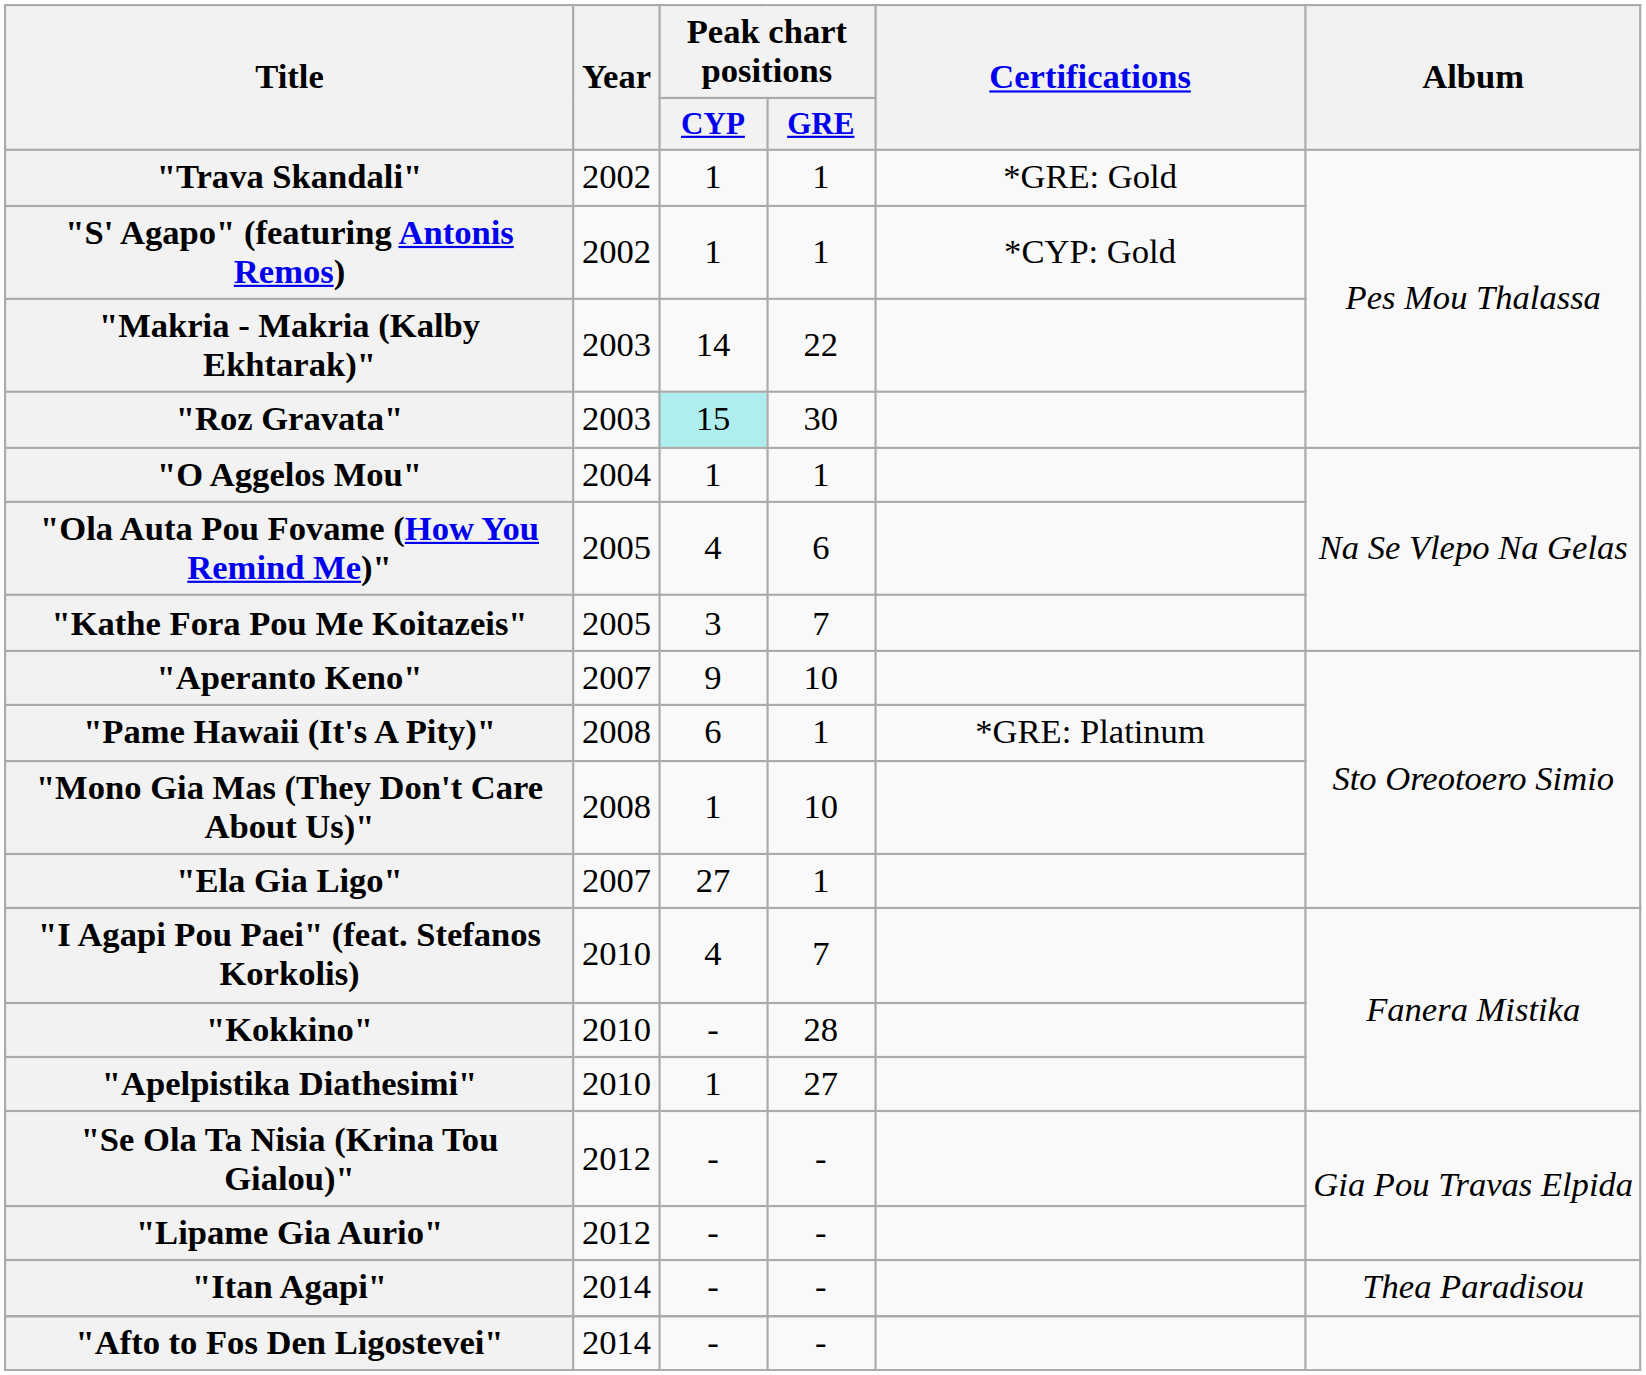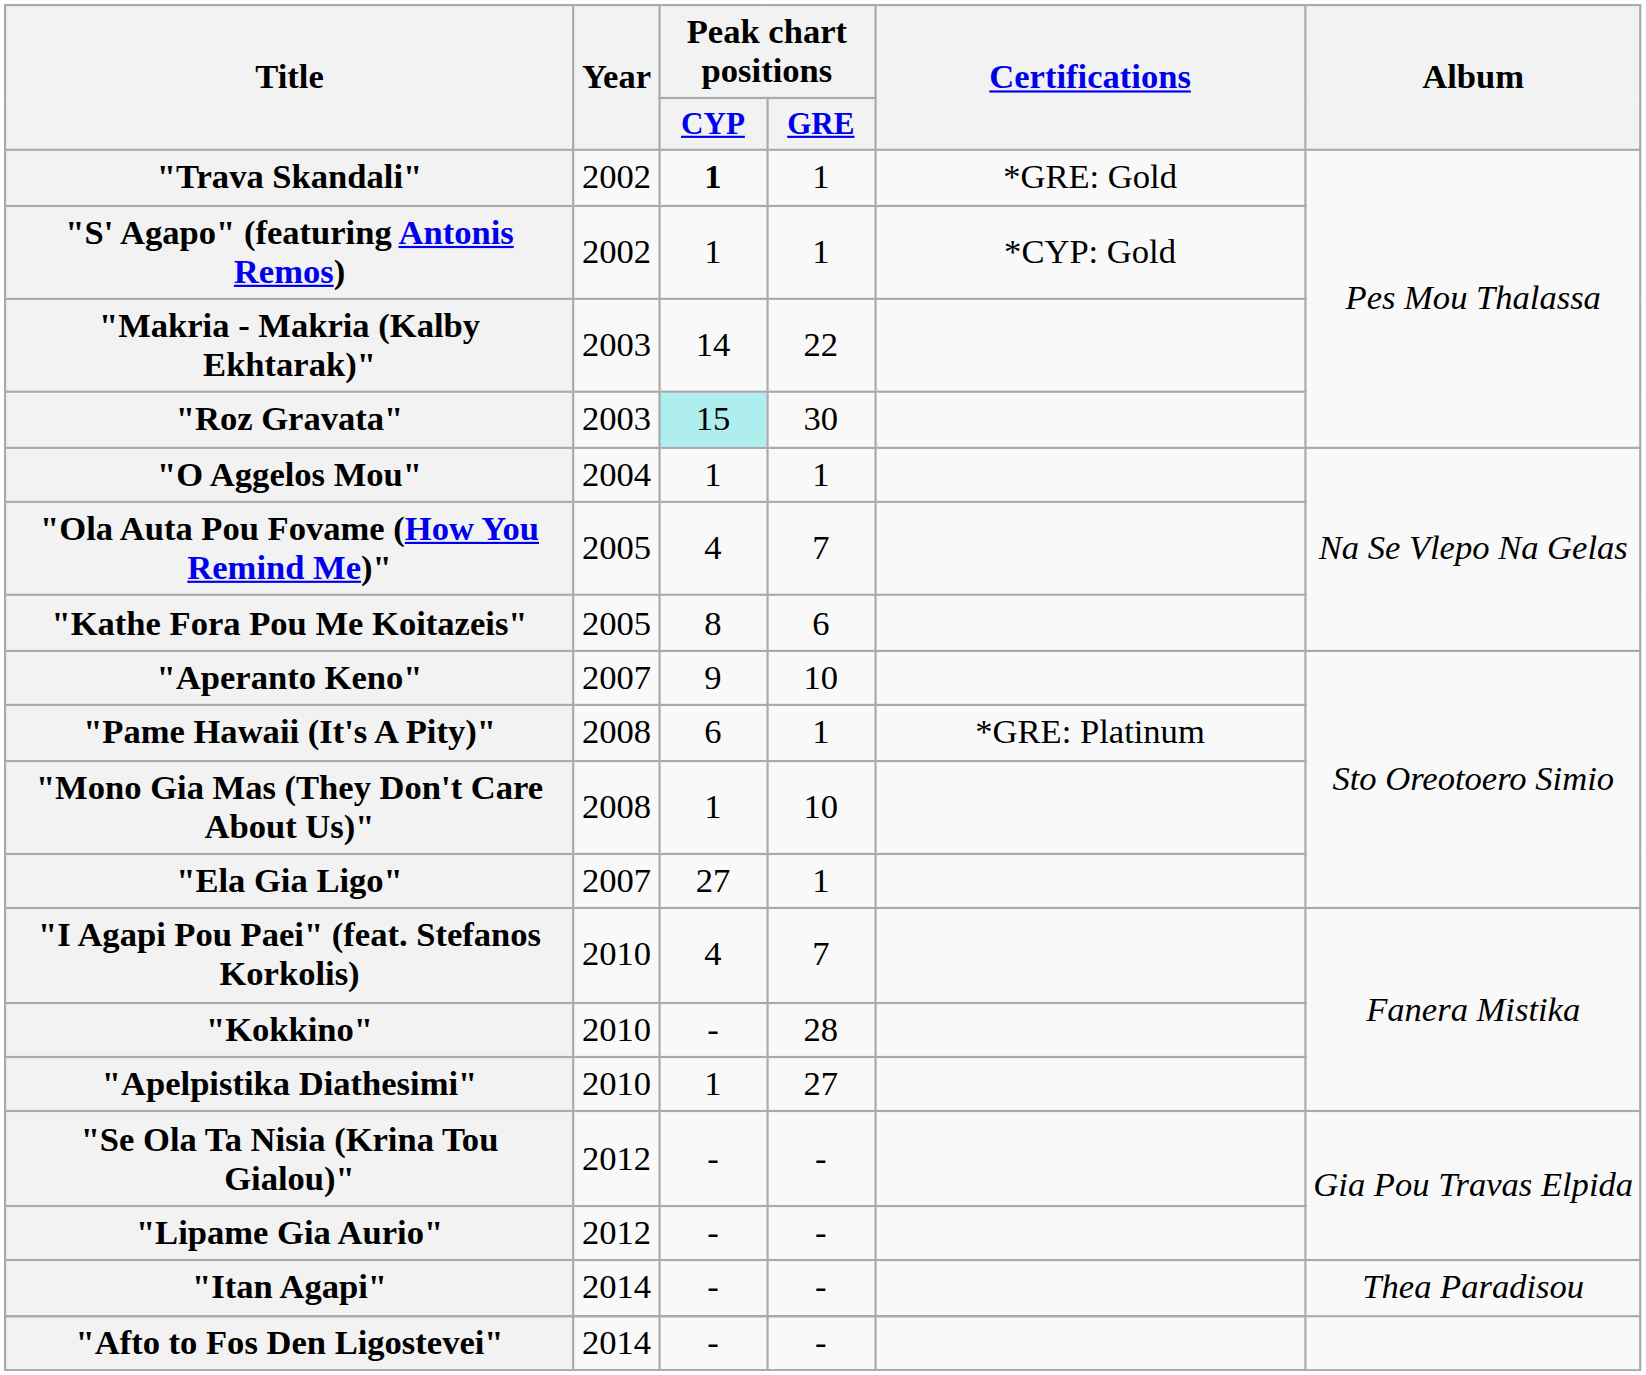(713, 176) normal -> (713, 176) bold
(821, 548) 6 -> (821, 548) 7
(713, 622) 3 -> (713, 622) 8
(821, 622) 7 -> (821, 622) 6
